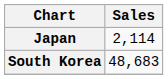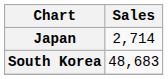(134, 39) 2,114 -> (134, 39) 2,714
